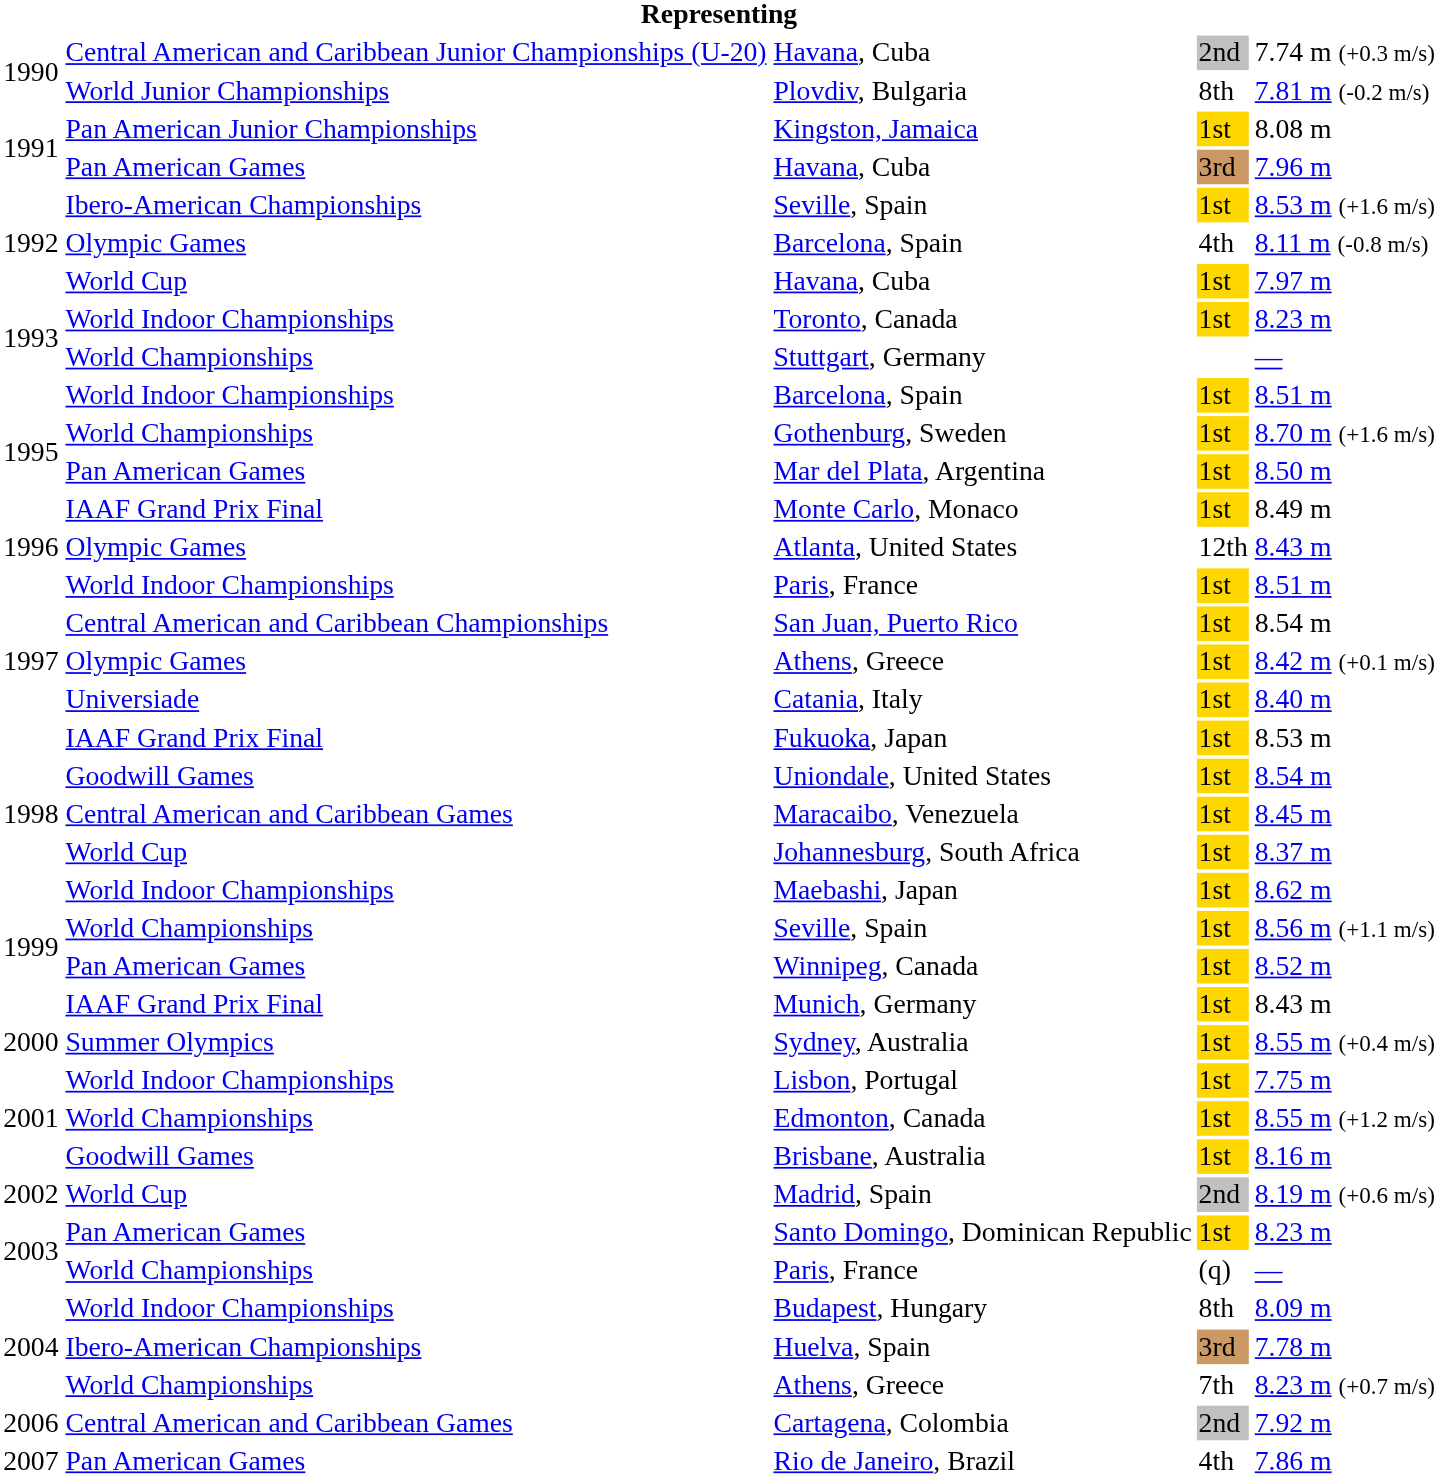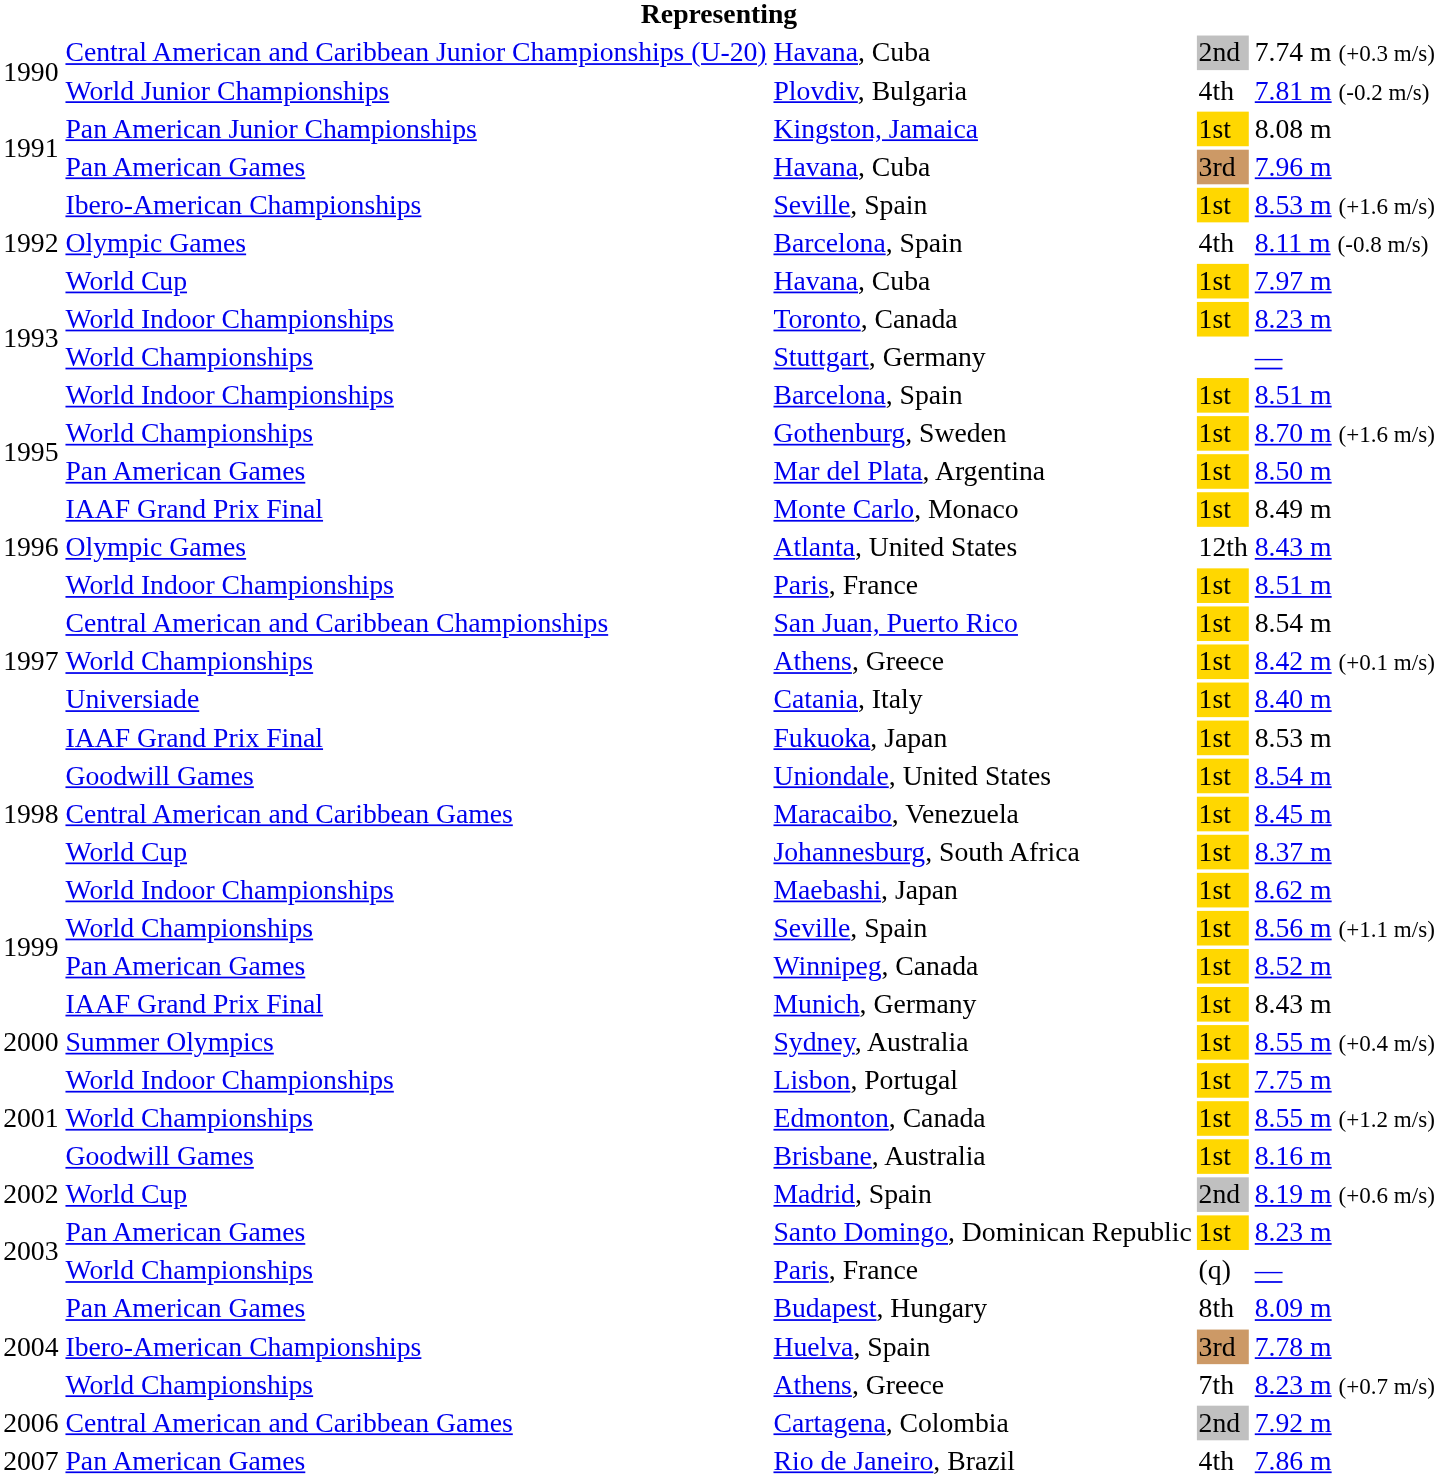(1216, 90) 8th -> (1216, 90) 4th
(156, 661) Olympic Games -> (189, 661) World Championships
(230, 1308) World Indoor Championships -> (185, 1308) Pan American Games
